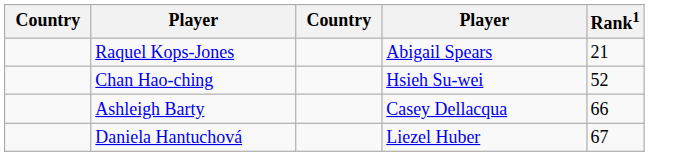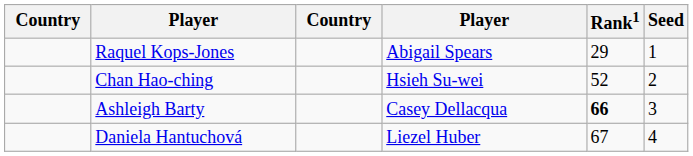+ column: (666, 21)
(599, 51) 21 -> (599, 51) 29
(599, 108) normal -> (599, 108) bold
